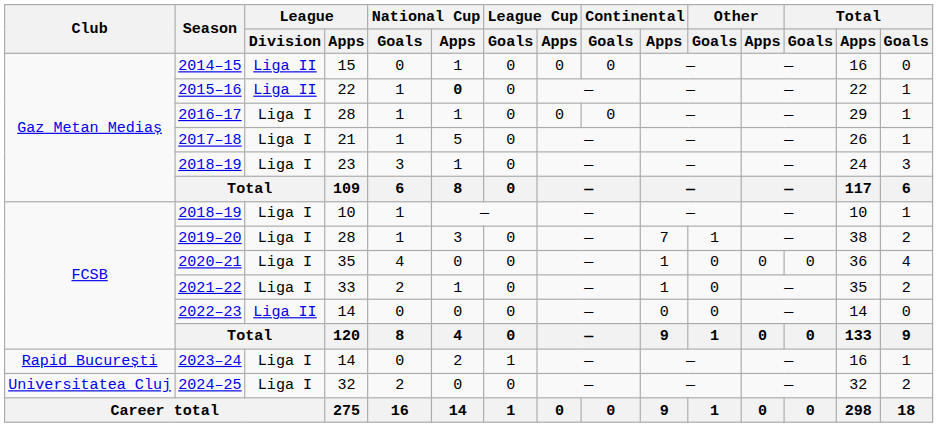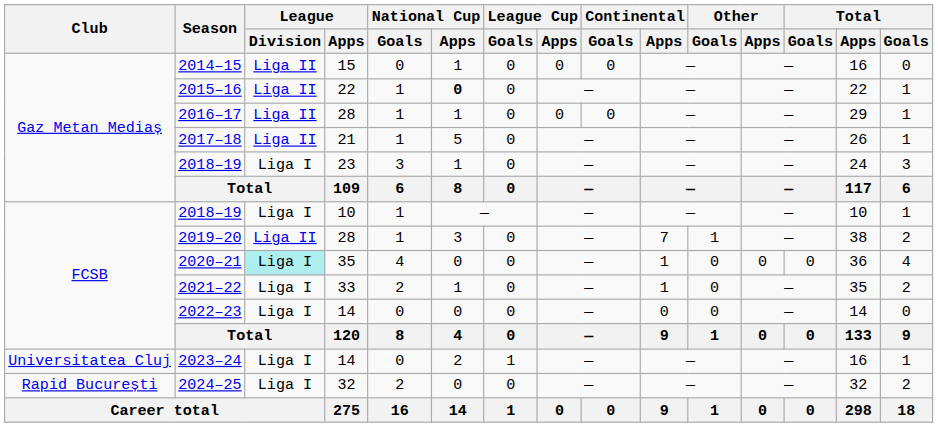(285, 115) Liga I -> (285, 115) Liga II
(285, 140) Liga I -> (285, 140) Liga II
(285, 238) Liga I -> (285, 238) Liga II
(285, 263) no background -> (285, 263) paleturquoise background
(285, 312) Liga II -> (285, 312) Liga I
(90, 361) Rapid București -> (90, 361) Universitatea Cluj
(90, 386) Universitatea Cluj -> (90, 386) Rapid București
